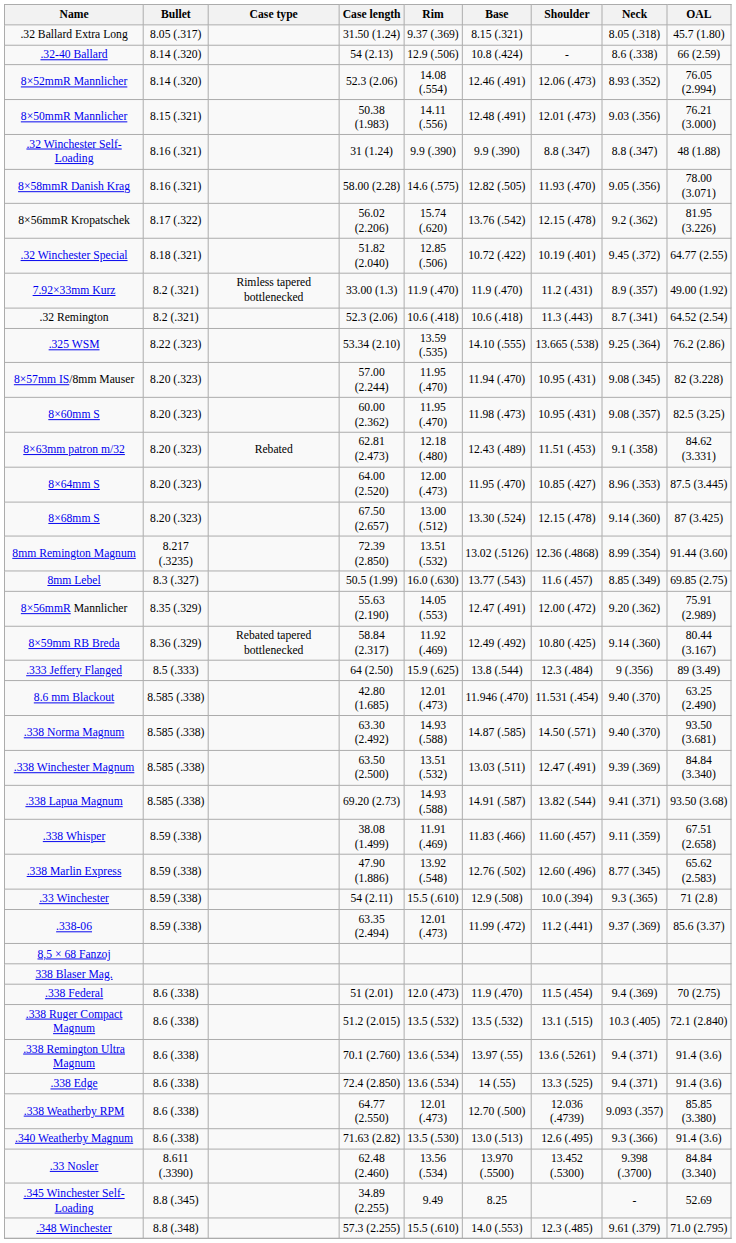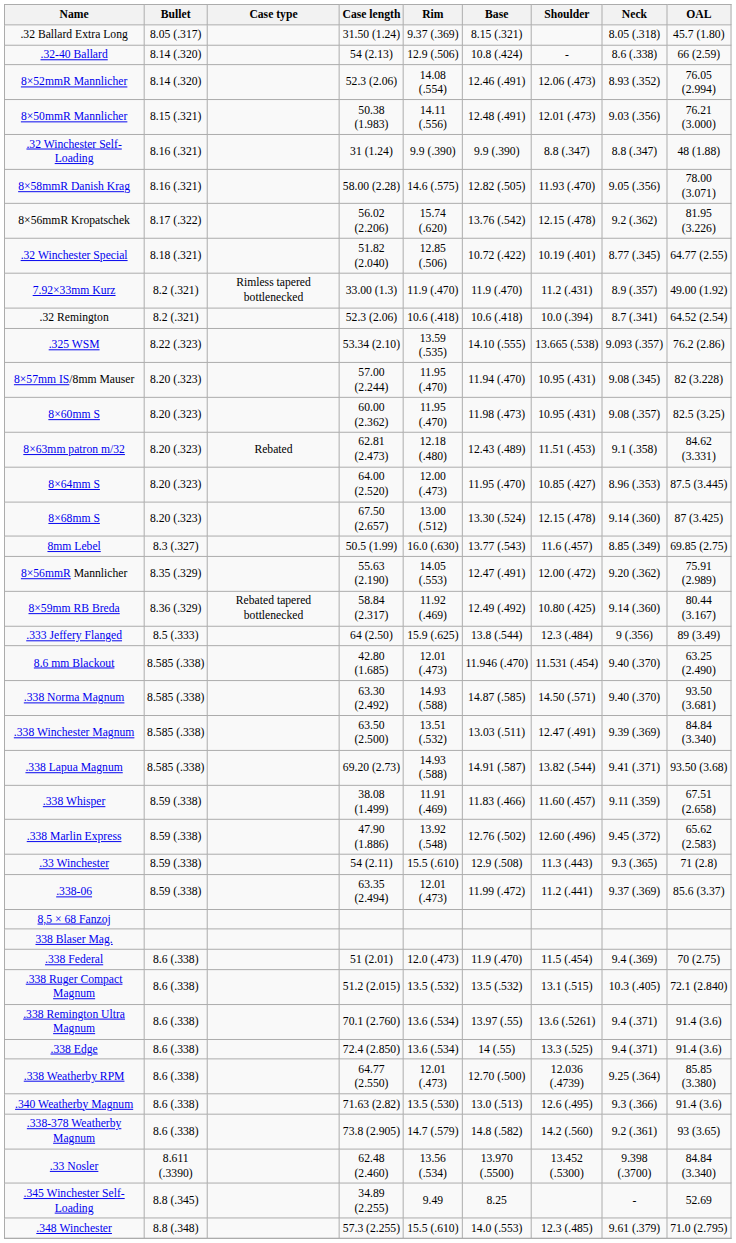(635, 255) 9.45 (.372) -> (634, 255) 8.77 (.345)
(567, 318) 11.3 (.443) -> (567, 318) 10.0 (.394)
(635, 345) 9.25 (.364) -> (634, 345) 9.093 (.357)
- row: (74, 553)
(635, 871) 8.77 (.345) -> (634, 836) 9.45 (.372)
(567, 899) 10.0 (.394) -> (567, 864) 11.3 (.443)
(635, 1111) 9.093 (.357) -> (634, 1076) 9.25 (.364)
+ row: (74, 1131)
